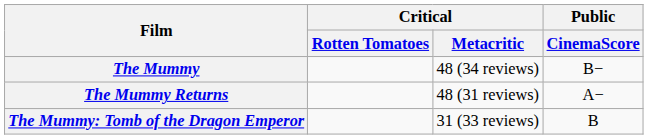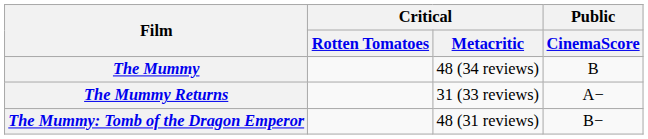(593, 69) B− -> (593, 69) B
(488, 95) 48 (31 reviews) -> (488, 95) 31 (33 reviews)
(488, 120) 31 (33 reviews) -> (488, 120) 48 (31 reviews)
(593, 120) B -> (593, 120) B−
